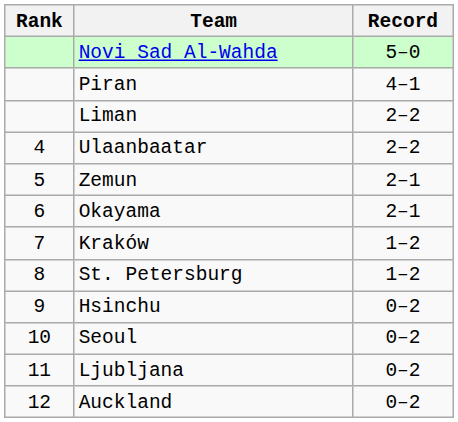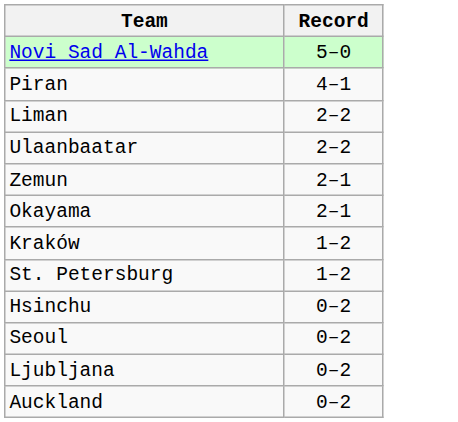- column: (39, 21)
